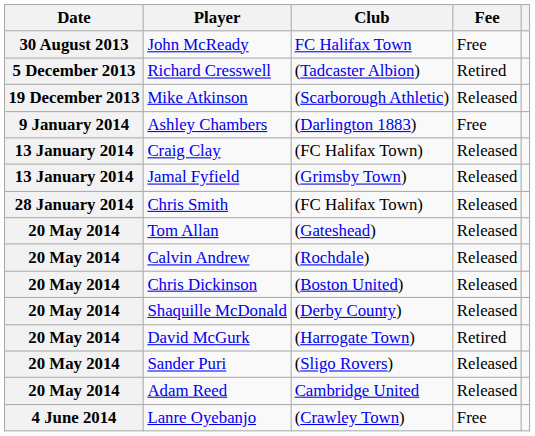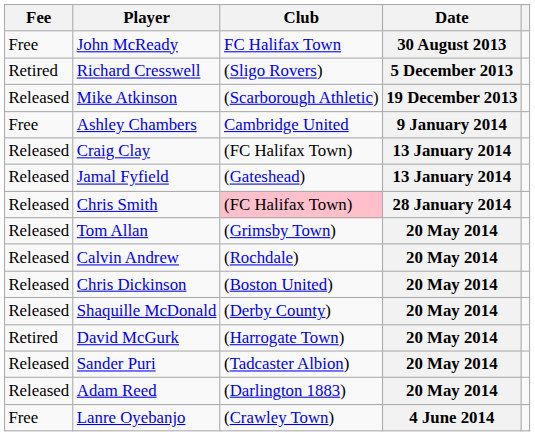columns swapped: (74, 17) <-> (487, 17)
(357, 71) (Tadcaster Albion) -> (273, 71) (Sligo Rovers)
(356, 124) (Darlington 1883) -> (286, 124) Cambridge United
(351, 177) (Grimsby Town) -> (265, 177) (Gateshead)
(359, 204) no background -> (288, 204) pink background
(335, 230) (Gateshead) -> (280, 230) (Grimsby Town)
(344, 364) (Sligo Rovers) -> (287, 364) (Tadcaster Albion)
(357, 390) Cambridge United -> (285, 390) (Darlington 1883)
